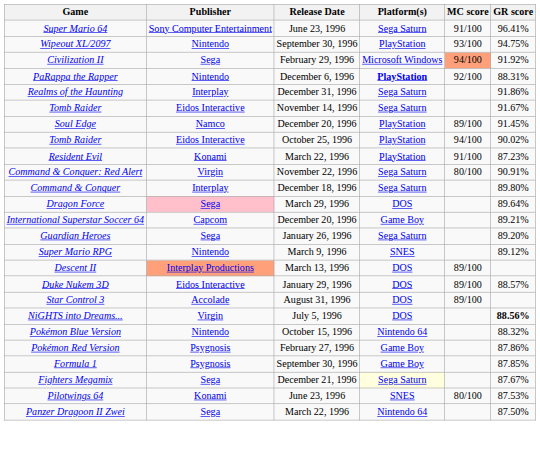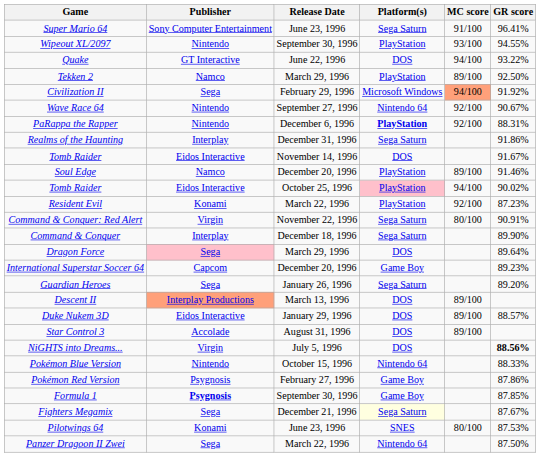(513, 44) 94.75% -> (513, 44) 94.55%
+ row: (75, 60)
+ row: (75, 76)
+ row: (75, 108)
(402, 108) Sega Saturn -> (402, 156) DOS
(513, 124) 91.45% -> (513, 172) 91.46%
(402, 140) no background -> (402, 188) pink background
(468, 156) 91/100 -> (468, 204) 92/100
(513, 188) 89.80% -> (513, 236) 89.90%
(513, 220) 89.21% -> (513, 268) 89.23%
- row: (75, 252)
(513, 332) 88.32% -> (513, 364) 88.33%
(210, 364) normal -> (210, 396) bold
